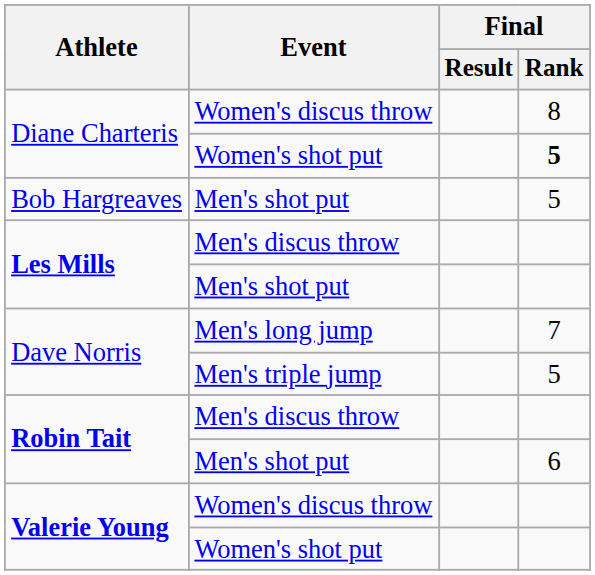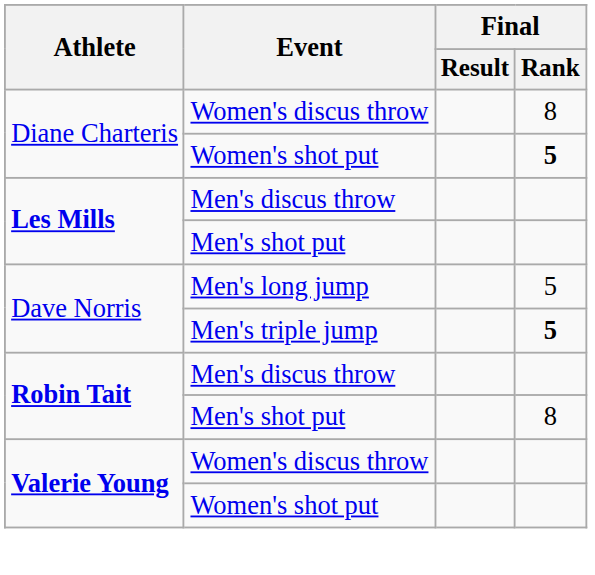- row: (97, 199)
(554, 330) 7 -> (550, 286) 5
(554, 373) normal -> (550, 330) bold
(554, 461) 6 -> (550, 417) 8
